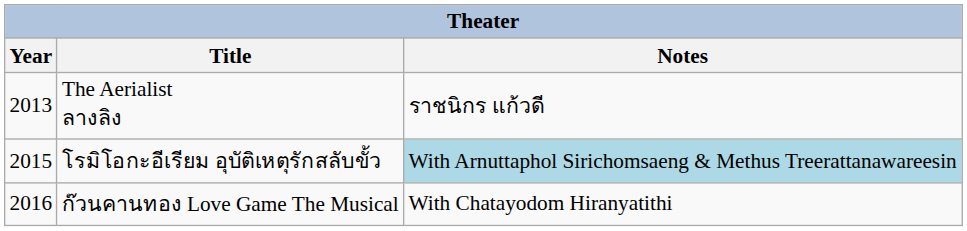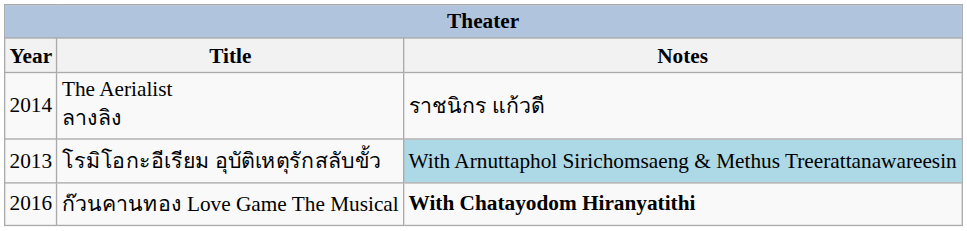(31, 105) 2013 -> (31, 105) 2014
(31, 160) 2015 -> (31, 160) 2013
(540, 203) normal -> (552, 203) bold
